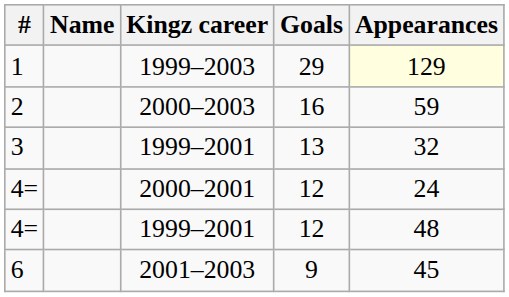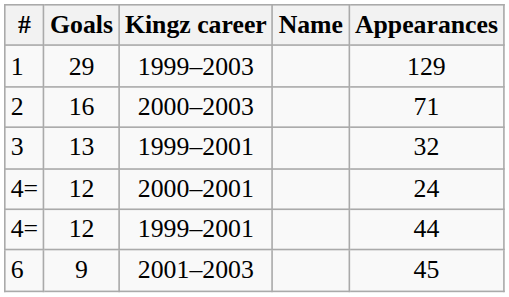columns swapped: (82, 24) <-> (312, 24)
(426, 65) lightyellow background -> (426, 65) no background
(426, 106) 59 -> (426, 106) 71
(426, 229) 48 -> (426, 229) 44
